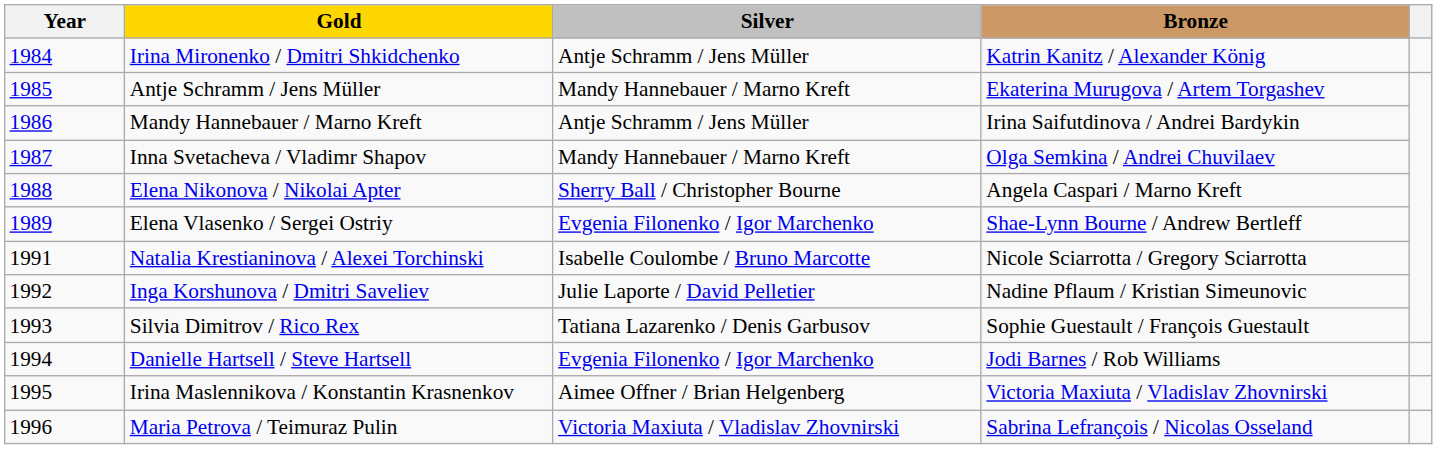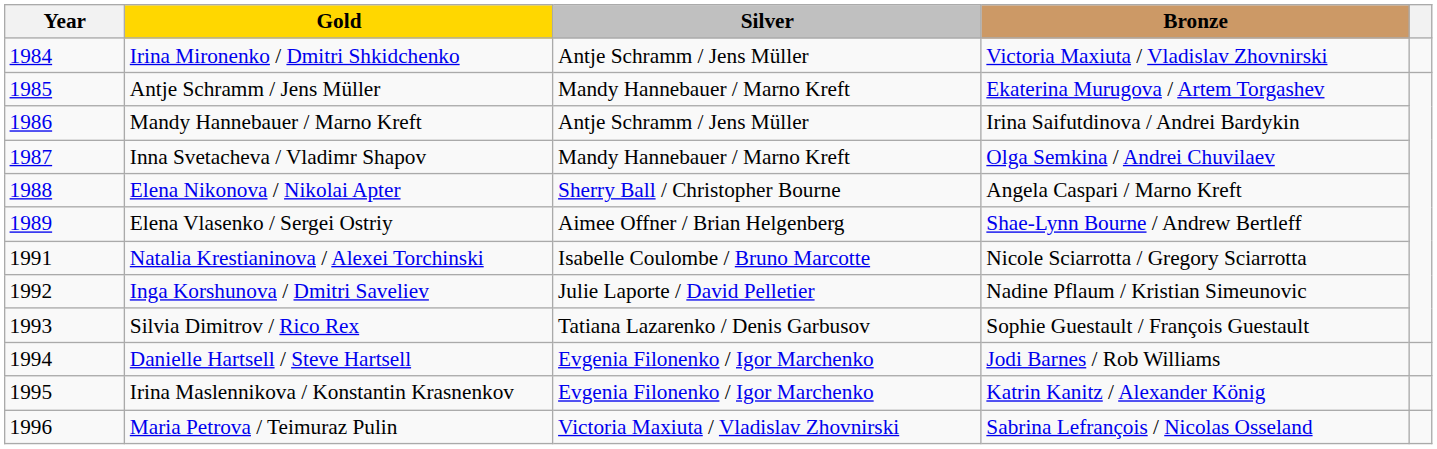(1126, 55) Katrin Kanitz / Alexander König -> (1157, 55) Victoria Maxiuta / Vladislav Zhovnirski
(716, 223) Evgenia Filonenko / Igor Marchenko -> (701, 223) Aimee Offner / Brian Helgenberg
(701, 392) Aimee Offner / Brian Helgenberg -> (716, 392) Evgenia Filonenko / Igor Marchenko
(1157, 392) Victoria Maxiuta / Vladislav Zhovnirski -> (1126, 392) Katrin Kanitz / Alexander König
